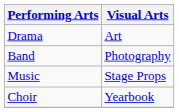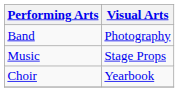- row: (25, 35)
